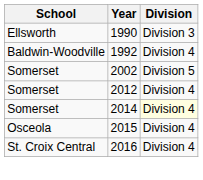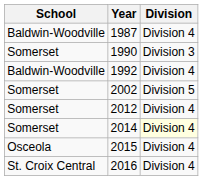+ row: (124, 33)
(31, 33) Ellsworth -> (33, 52) Somerset
